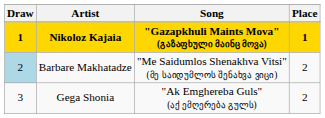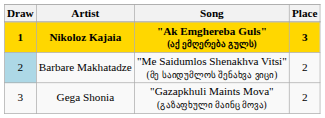(212, 37) "Gazapkhuli Maints Mova" (გაზაფხული მაინც მოვა) -> (212, 37) "Ak Emghereba Guls" (აქ ემღერება გულს)
(305, 37) 1 -> (305, 37) 3
(212, 98) "Ak Emghereba Guls" (აქ ემღერება გულს) -> (212, 98) "Gazapkhuli Maints Mova" (გაზაფხული მაინც მოვა)
